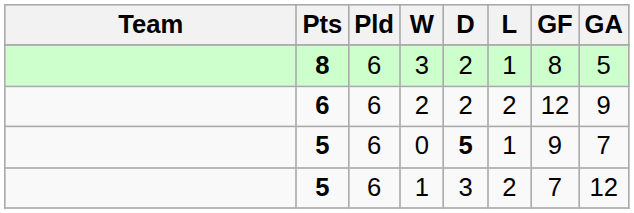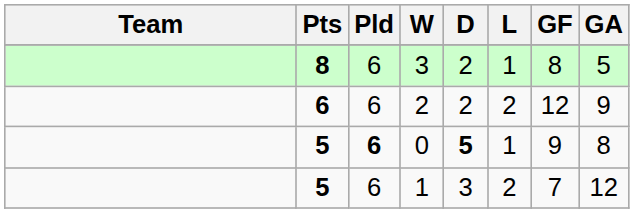(374, 146) normal -> (374, 146) bold
(604, 146) 7 -> (604, 146) 8
